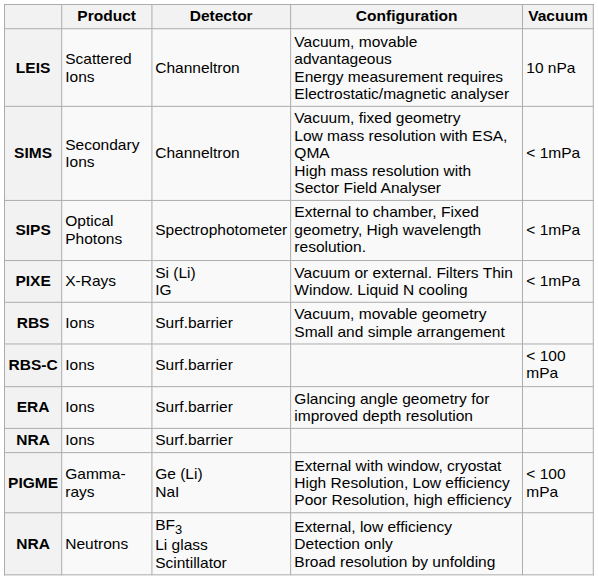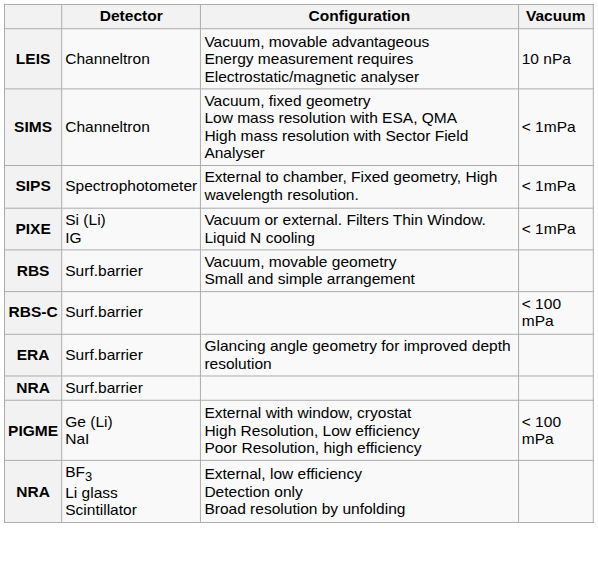- column: (107, 16)
